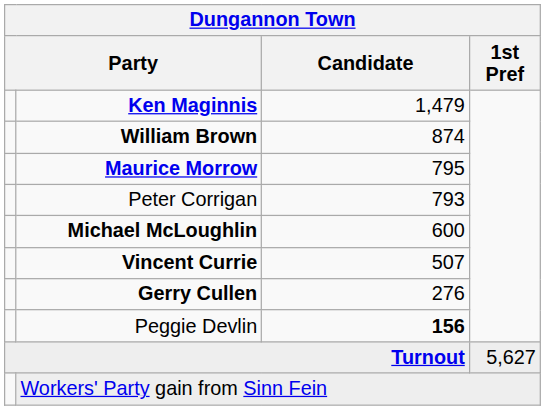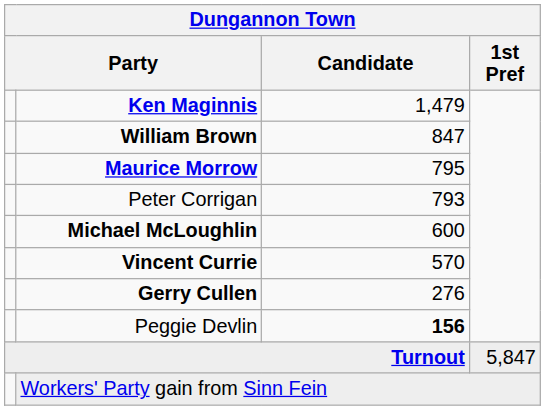(448, 136) 874 -> (448, 136) 847
(448, 262) 507 -> (448, 262) 570
(511, 357) 5,627 -> (511, 357) 5,847
